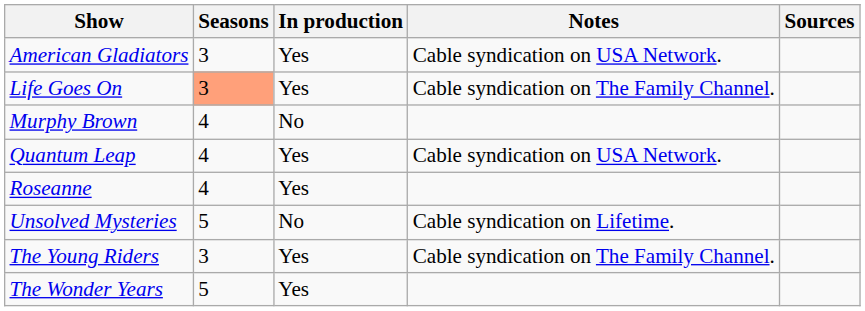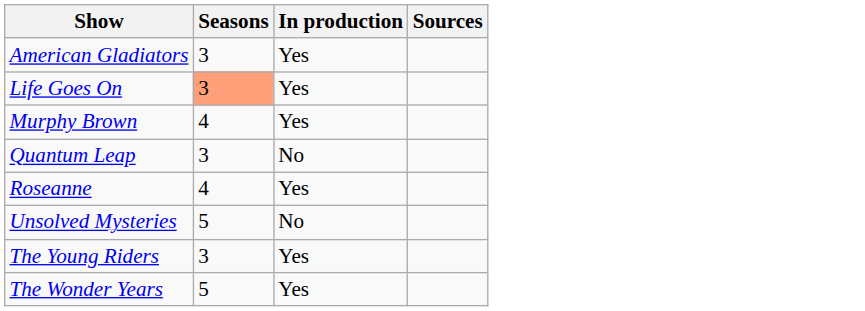- column: (594, 21)
(291, 121) No -> (294, 121) Yes
(203, 155) 4 -> (203, 155) 3
(294, 155) Yes -> (291, 155) No
